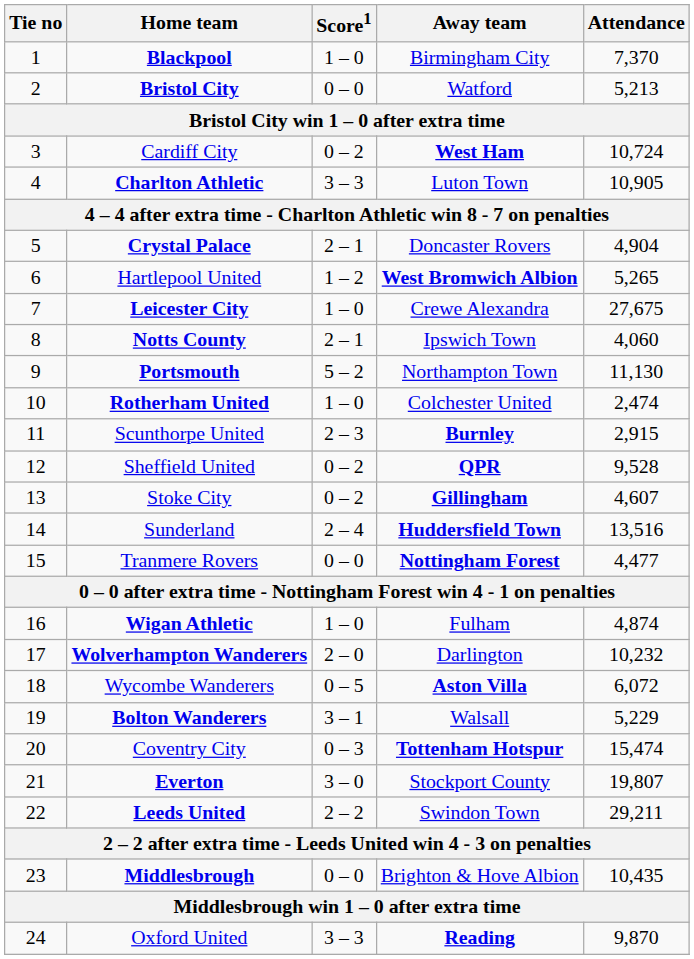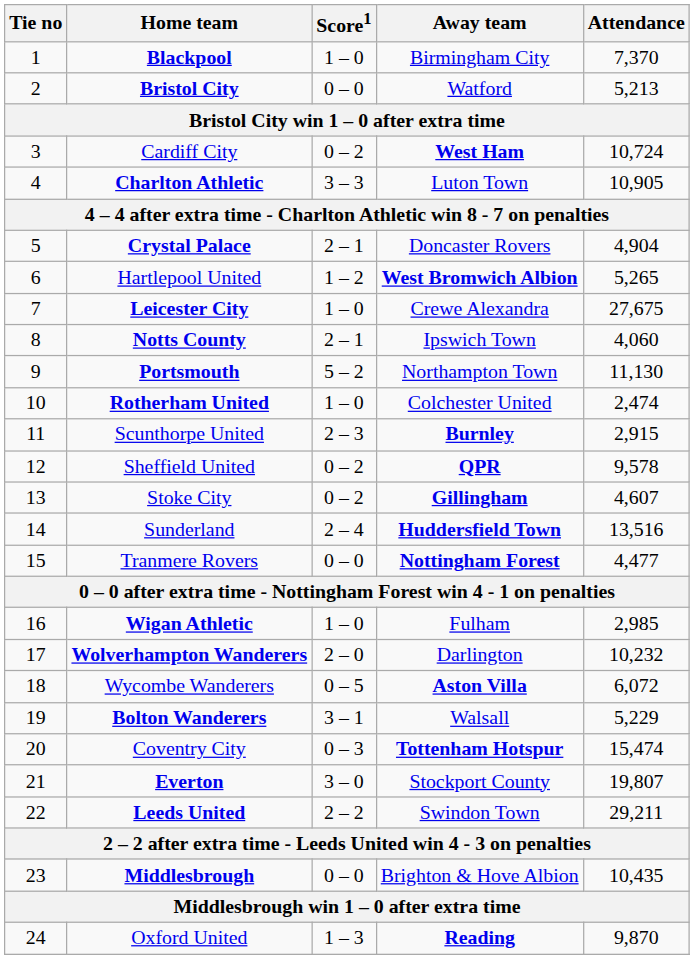(636, 466) 9,528 -> (636, 466) 9,578
(636, 623) 4,874 -> (636, 623) 2,985
(344, 938) 3 – 3 -> (344, 938) 1 – 3
